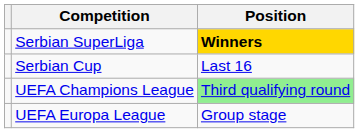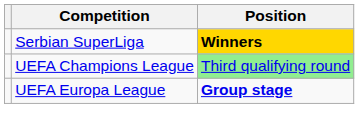- row: (58, 66)
(244, 115) normal -> (247, 90) bold
